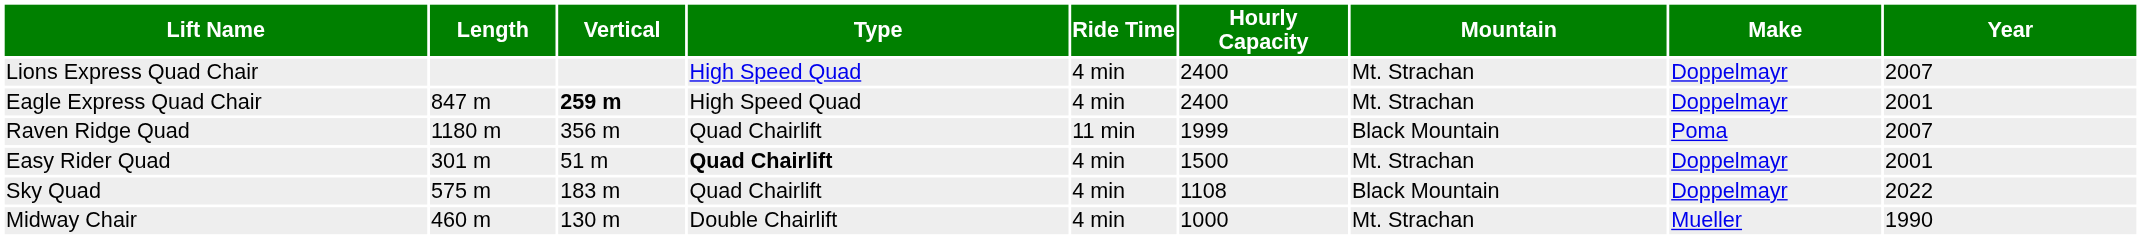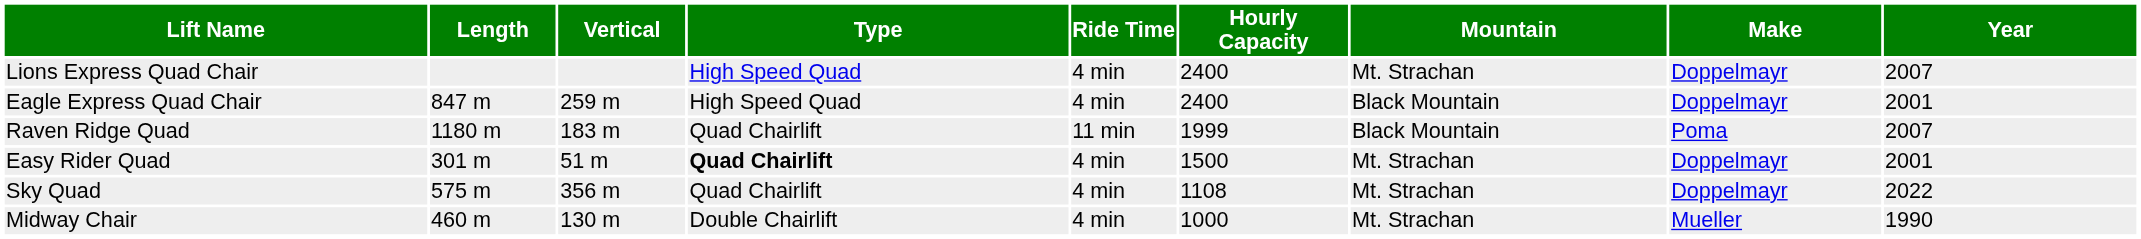(591, 101) bold -> (590, 101) normal
(1413, 101) Mt. Strachan -> (1426, 101) Black Mountain
(590, 131) 356 m -> (590, 131) 183 m
(590, 190) 183 m -> (590, 190) 356 m
(1426, 190) Black Mountain -> (1413, 190) Mt. Strachan
